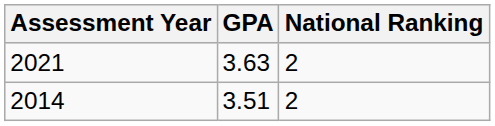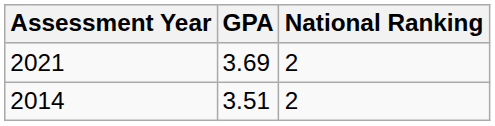(246, 62) 3.63 -> (246, 62) 3.69
